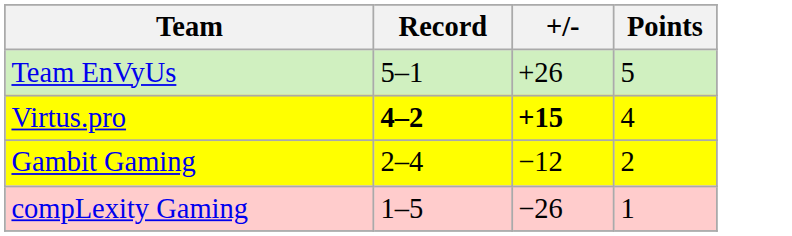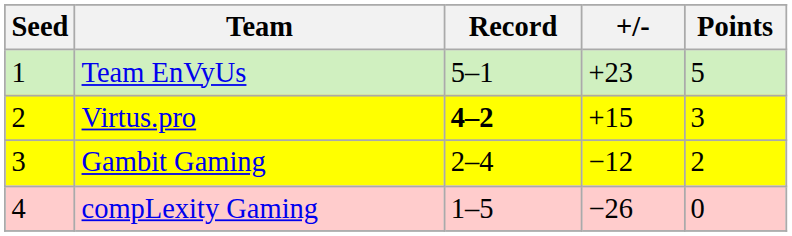+ column: (40, 27)
(541, 72) +26 -> (611, 72) +23
(541, 117) bold -> (611, 117) normal
(628, 117) 4 -> (698, 117) 3
(628, 207) 1 -> (698, 207) 0
